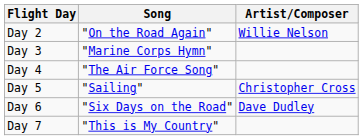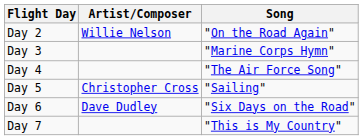columns swapped: (157, 14) <-> (297, 14)
